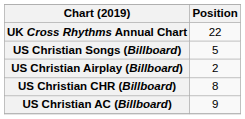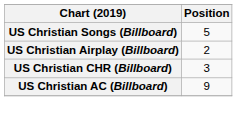- row: (97, 31)
(215, 86) 8 -> (207, 68) 3
